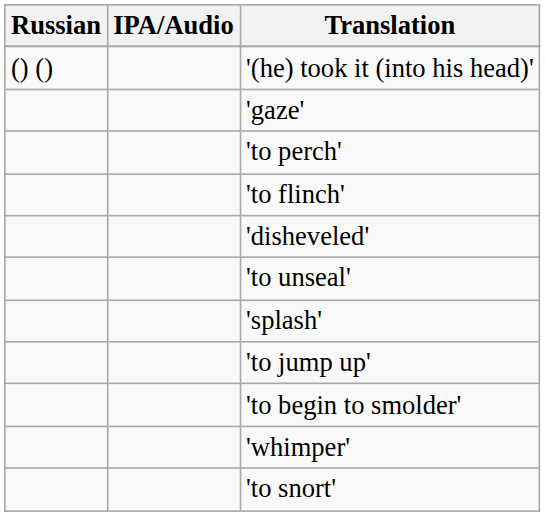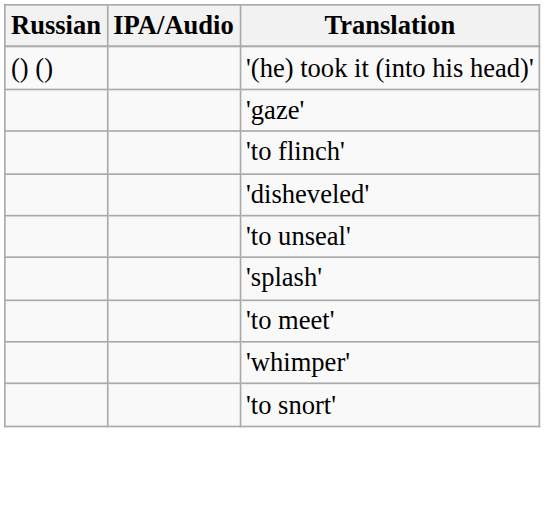- row: (294, 151)
- row: (308, 362)
- row: (354, 404)
+ row: (290, 320)
